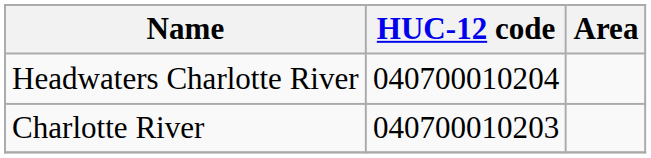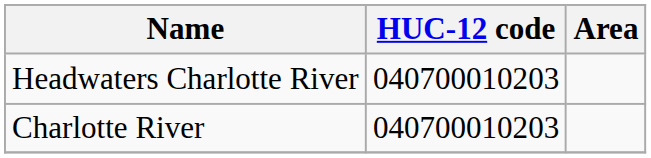(466, 78) 040700010204 -> (466, 78) 040700010203
